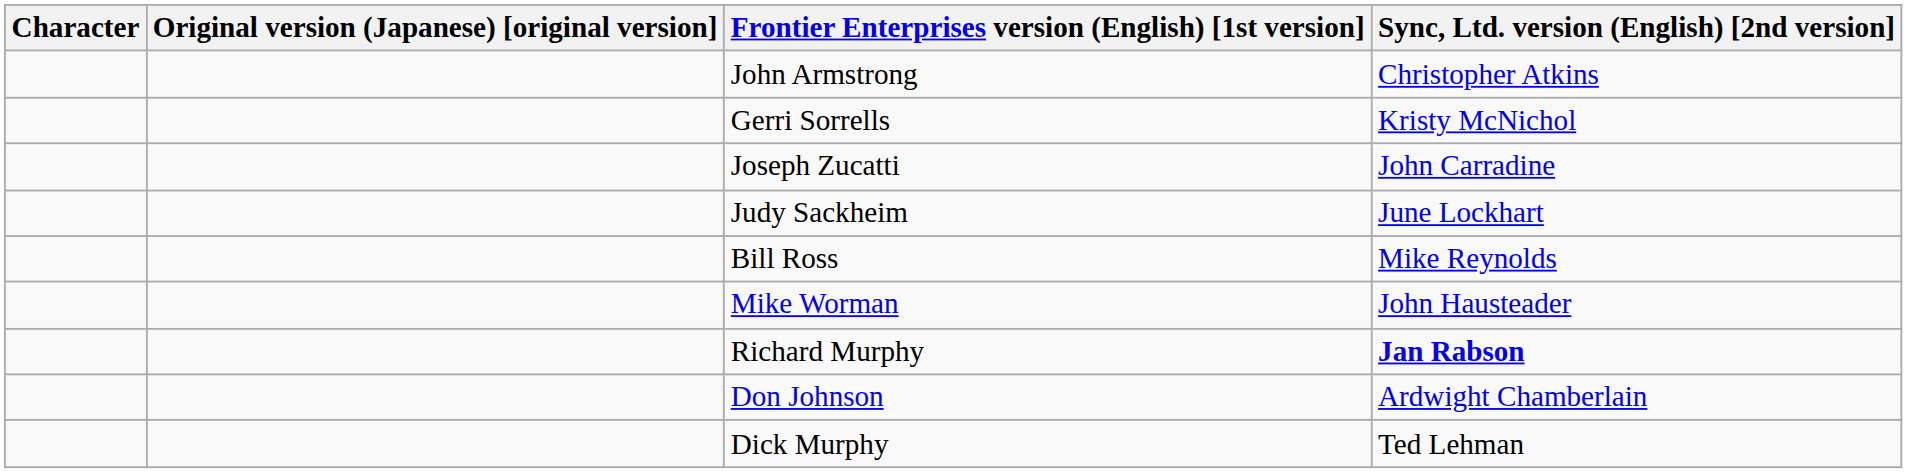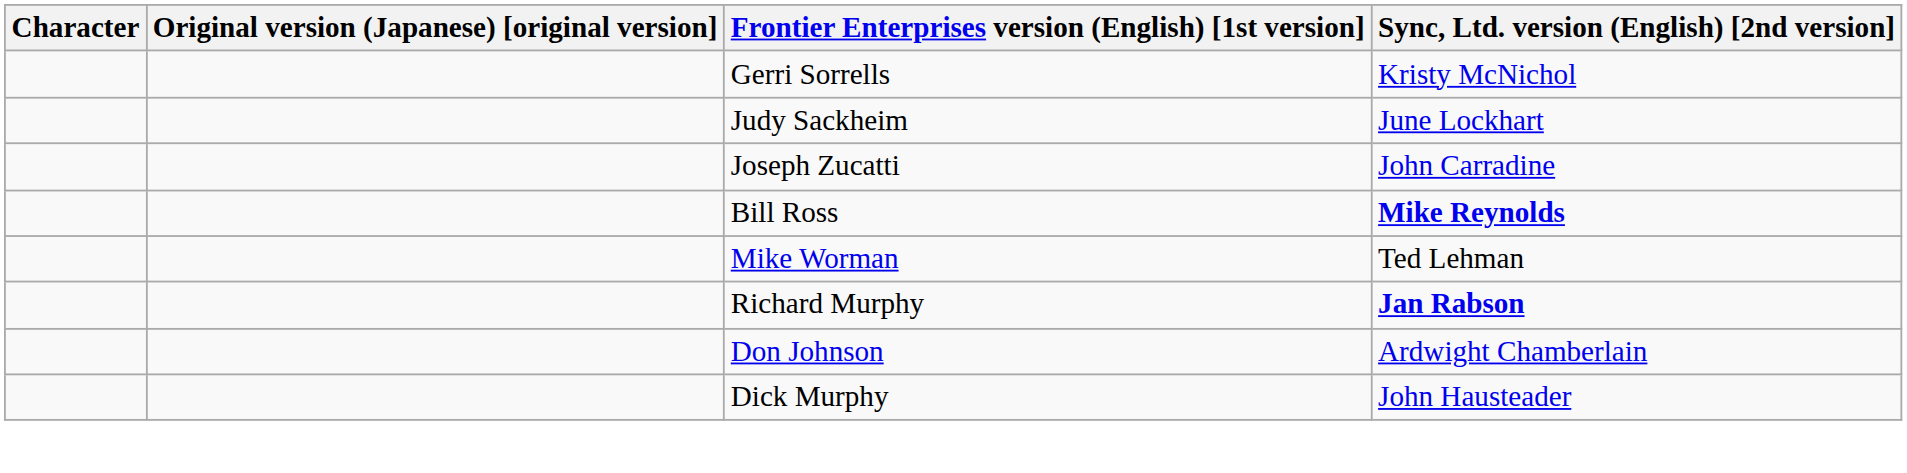- row: (824, 73)
rows swapped: (815, 166) <-> (819, 212)
(1467, 258) normal -> (1472, 212) bold
(1475, 304) John Hausteader -> (1451, 258) Ted Lehman
(1451, 443) Ted Lehman -> (1475, 397) John Hausteader
